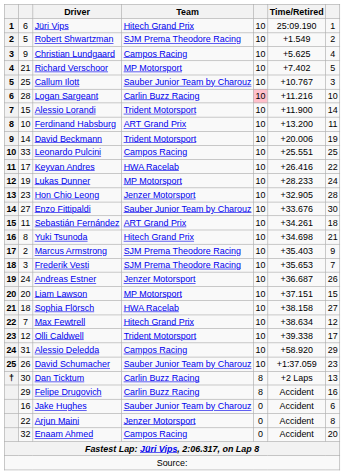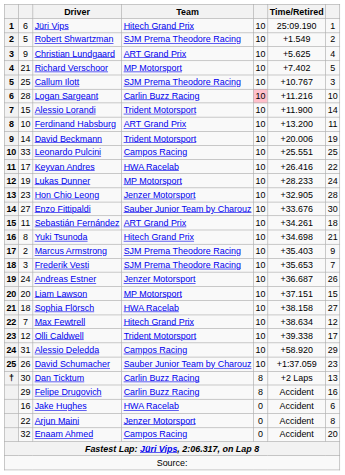(155, 54) Campos Racing -> (155, 54) ART Grand Prix
(188, 82) Sauber Junior Team by Charouz -> (182, 82) SJM Prema Theodore Racing
(188, 407) Sauber Junior Team by Charouz -> (151, 407) HWA Racelab
